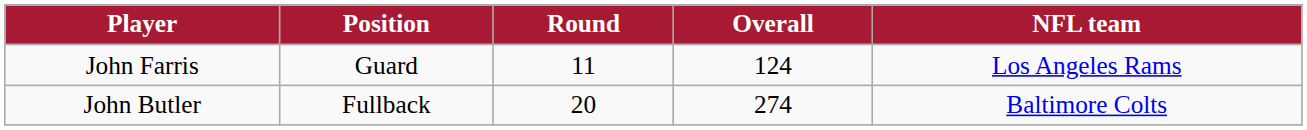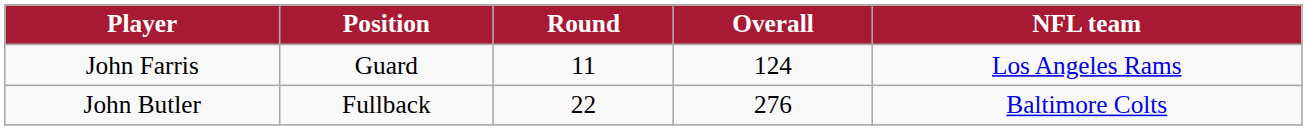(583, 104) 20 -> (583, 104) 22
(773, 104) 274 -> (773, 104) 276
